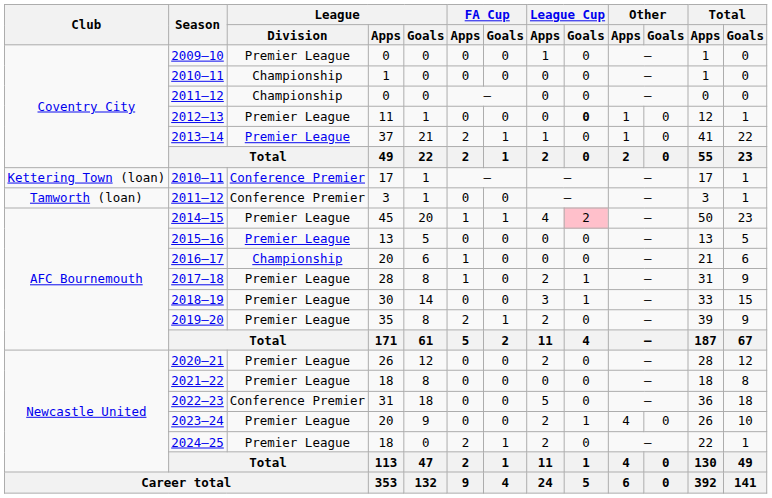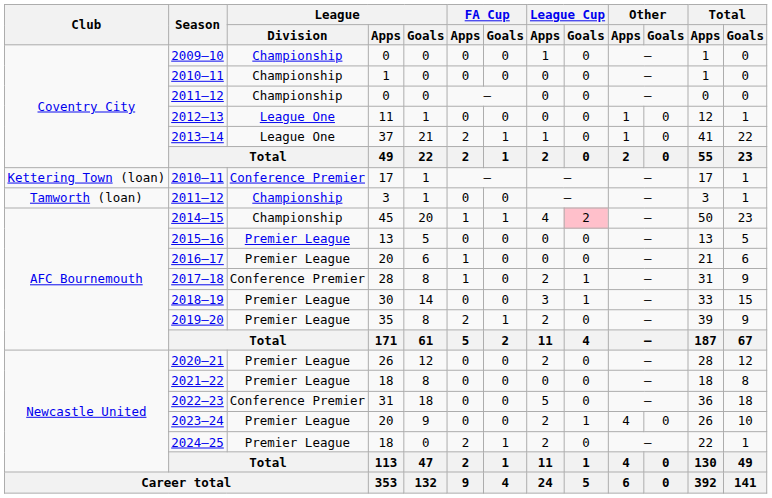(297, 55) Premier League -> (297, 55) Championship
(297, 116) Premier League -> (297, 116) League One
(586, 116) bold -> (586, 116) normal
(297, 137) Premier League -> (297, 137) League One
(297, 198) Conference Premier -> (297, 198) Championship
(297, 218) Premier League -> (297, 218) Championship
(297, 259) Championship -> (297, 259) Premier League
(297, 279) Premier League -> (297, 279) Conference Premier
